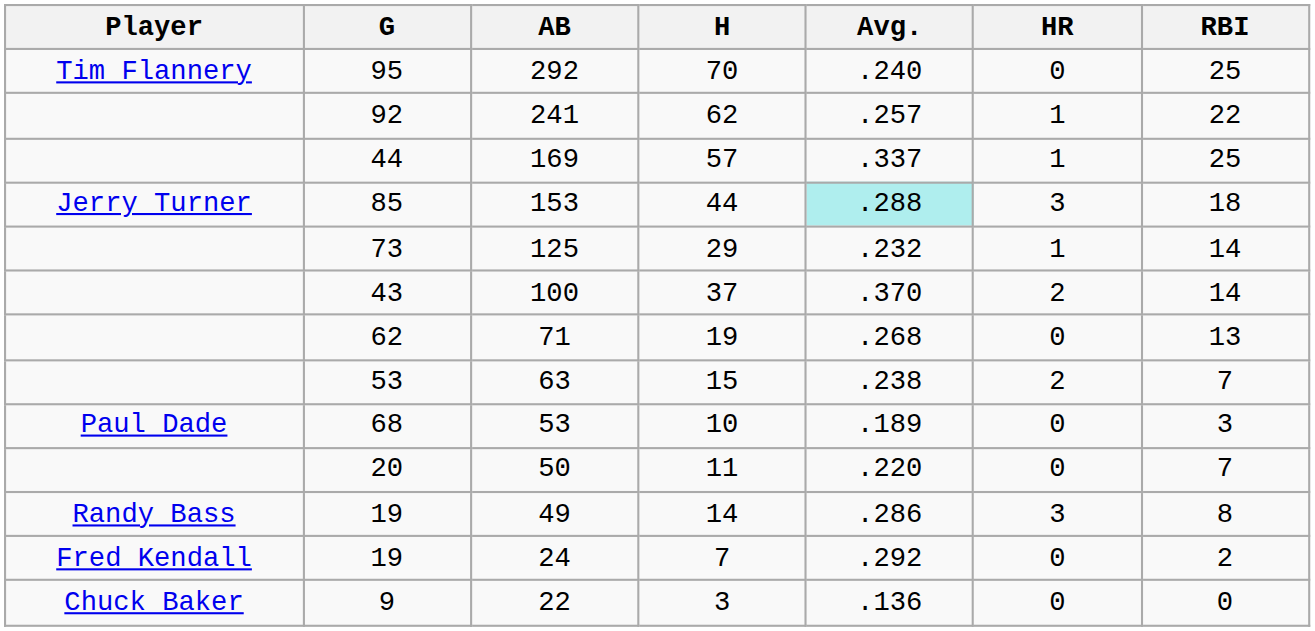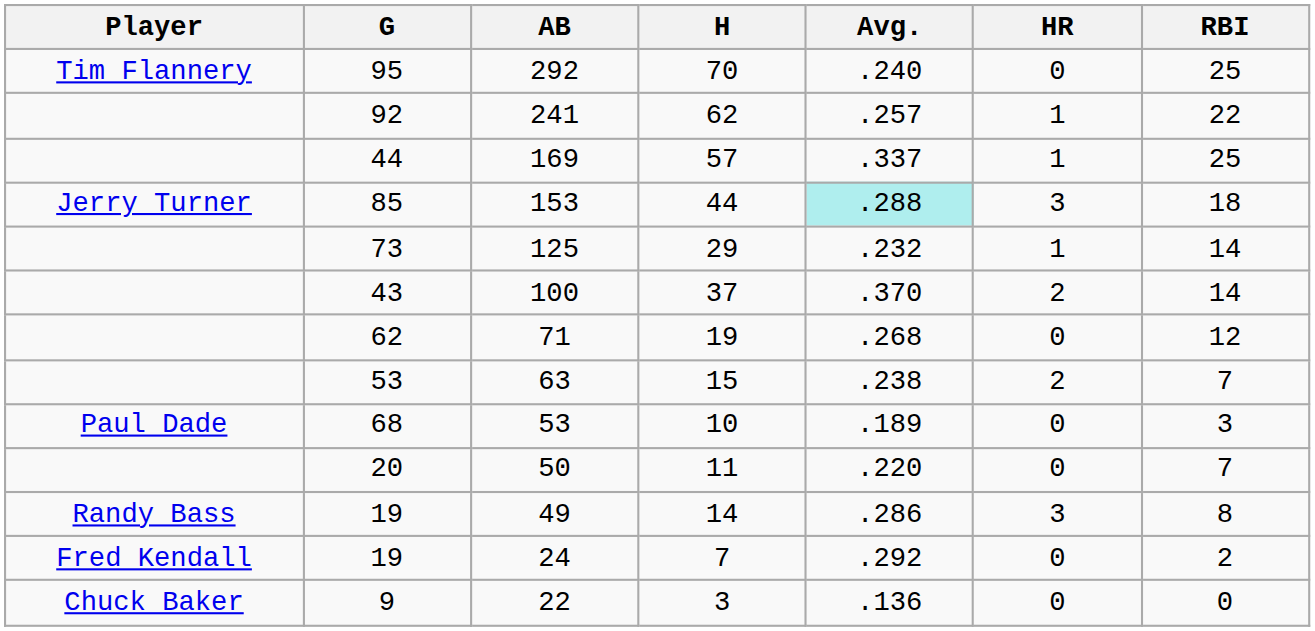(1225, 337) 13 -> (1225, 337) 12
